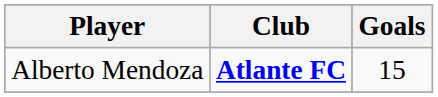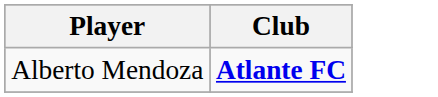- column: (392, 26)
